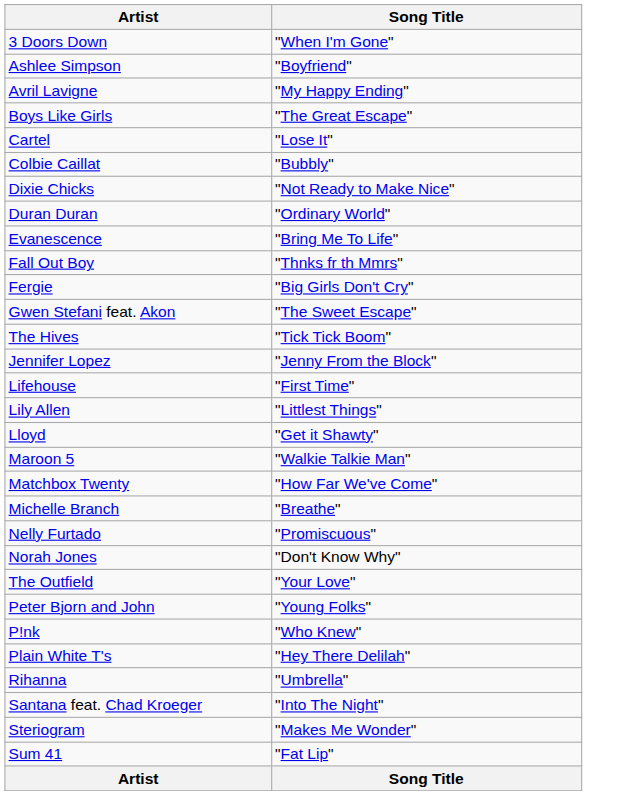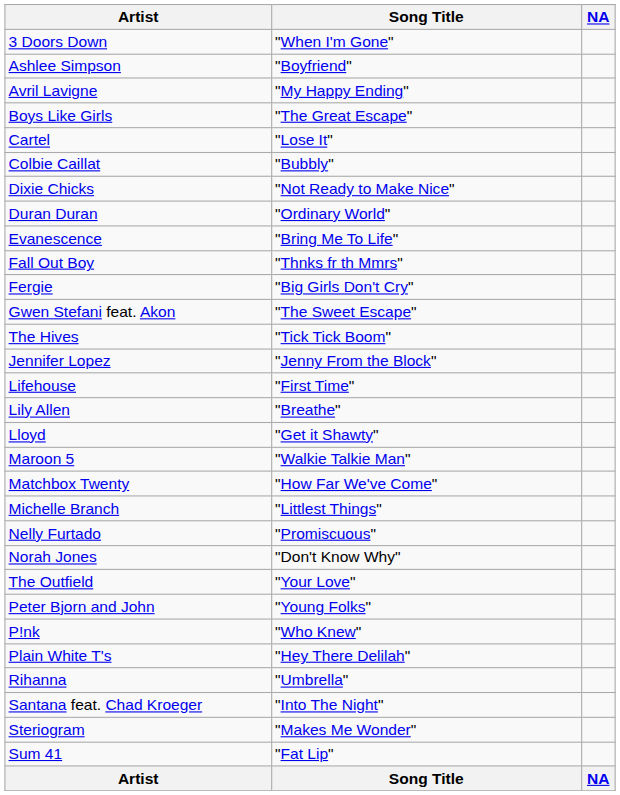+ column: (598, 17)
(328, 410) "Littlest Things" -> (308, 410) "Breathe"
(308, 508) "Breathe" -> (328, 508) "Littlest Things"
